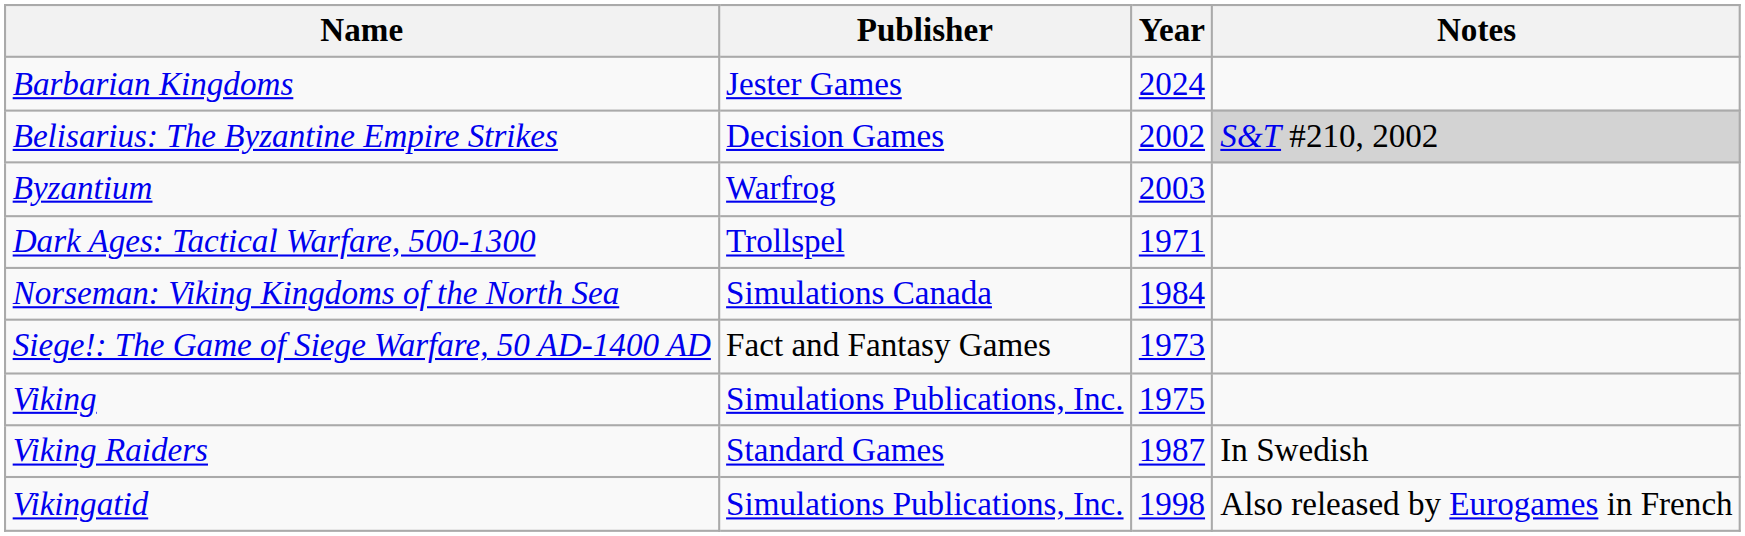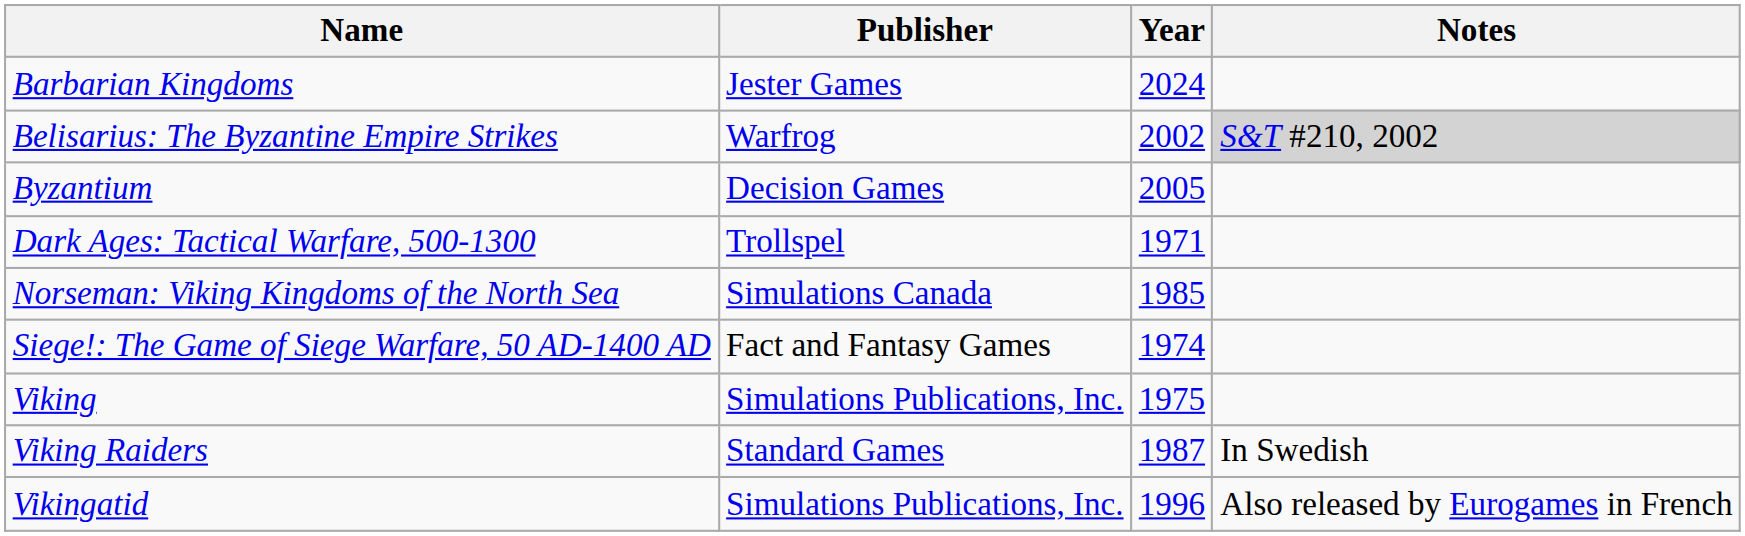(835, 135) Decision Games -> (781, 135) Warfrog
(781, 188) Warfrog -> (835, 188) Decision Games
(1172, 188) 2003 -> (1172, 188) 2005
(1172, 293) 1984 -> (1172, 293) 1985
(1172, 345) 1973 -> (1172, 345) 1974
(1172, 503) 1998 -> (1172, 503) 1996
